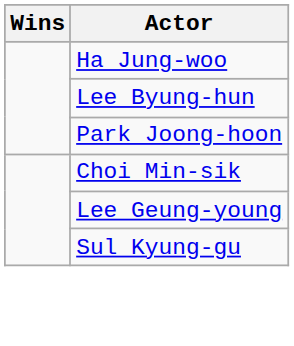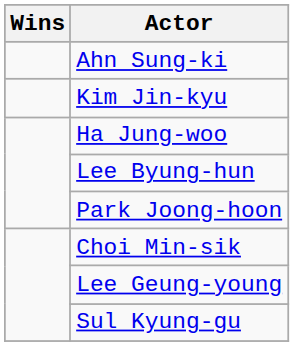+ row: (152, 61)
+ row: (152, 98)
